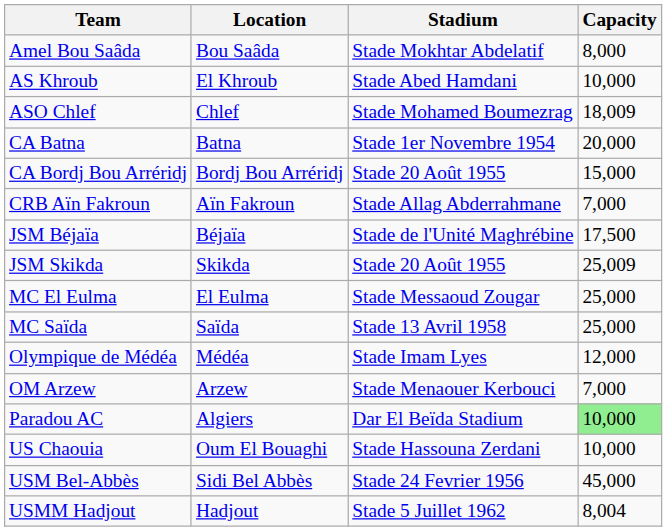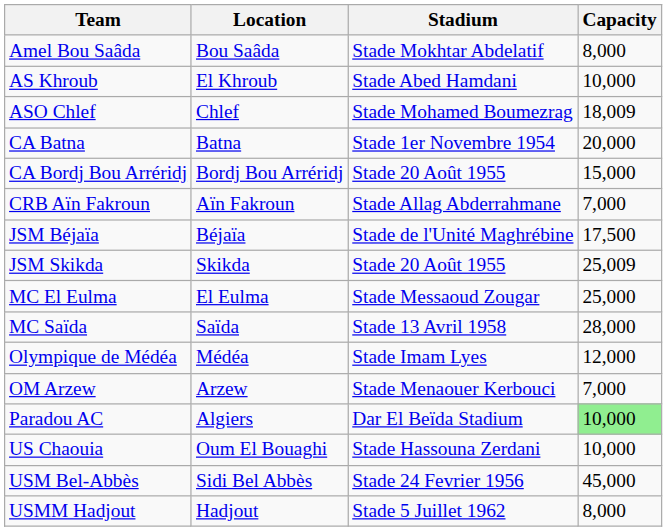(609, 326) 25,000 -> (609, 326) 28,000
(604, 511) 8,004 -> (604, 511) 8,000
